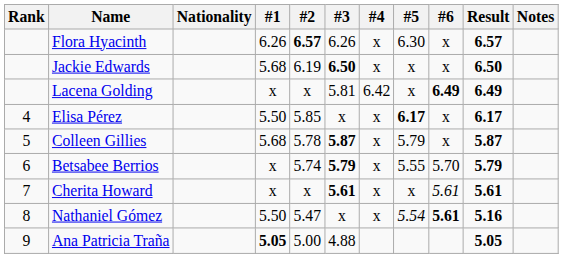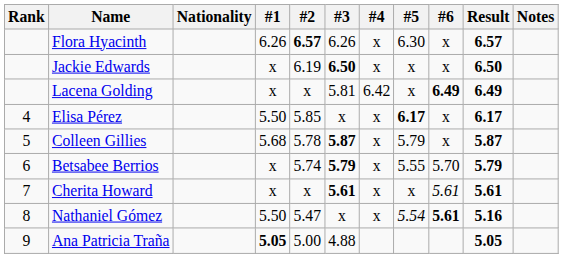(273, 66) 5.68 -> (273, 66) x
